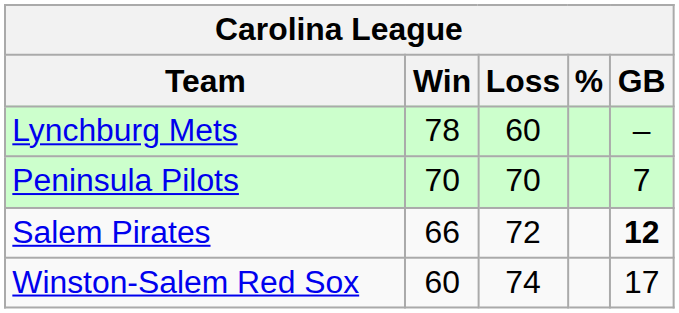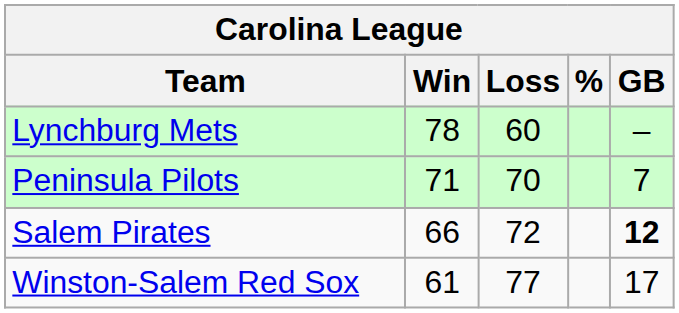(442, 181) 70 -> (442, 181) 71
(442, 282) 60 -> (442, 282) 61
(523, 282) 74 -> (523, 282) 77
